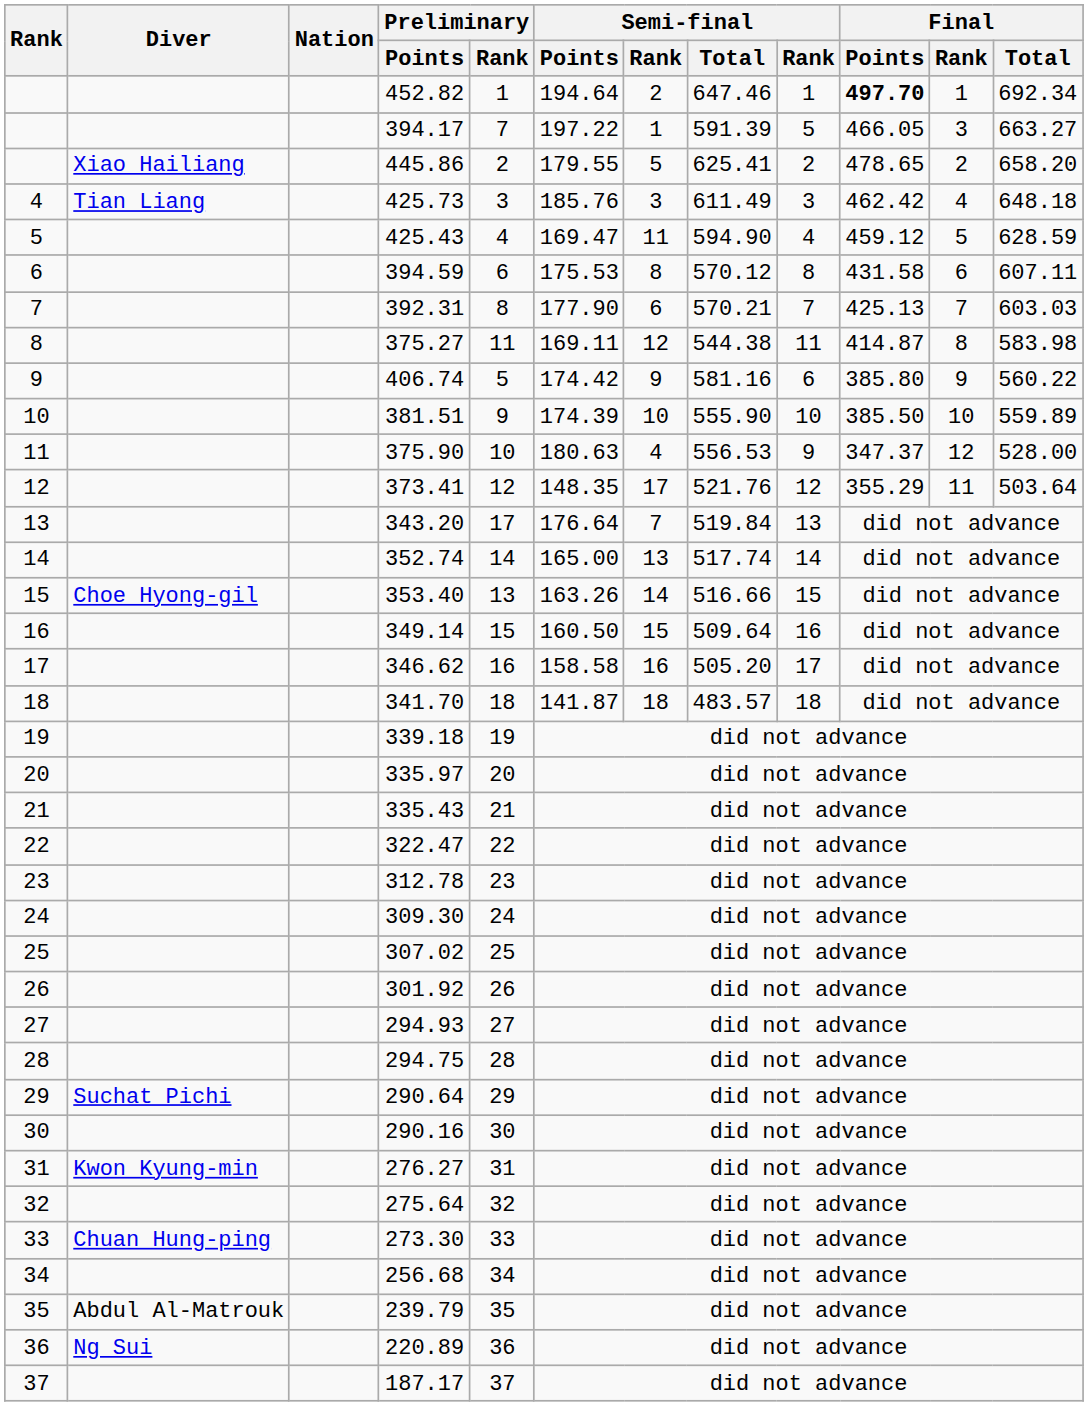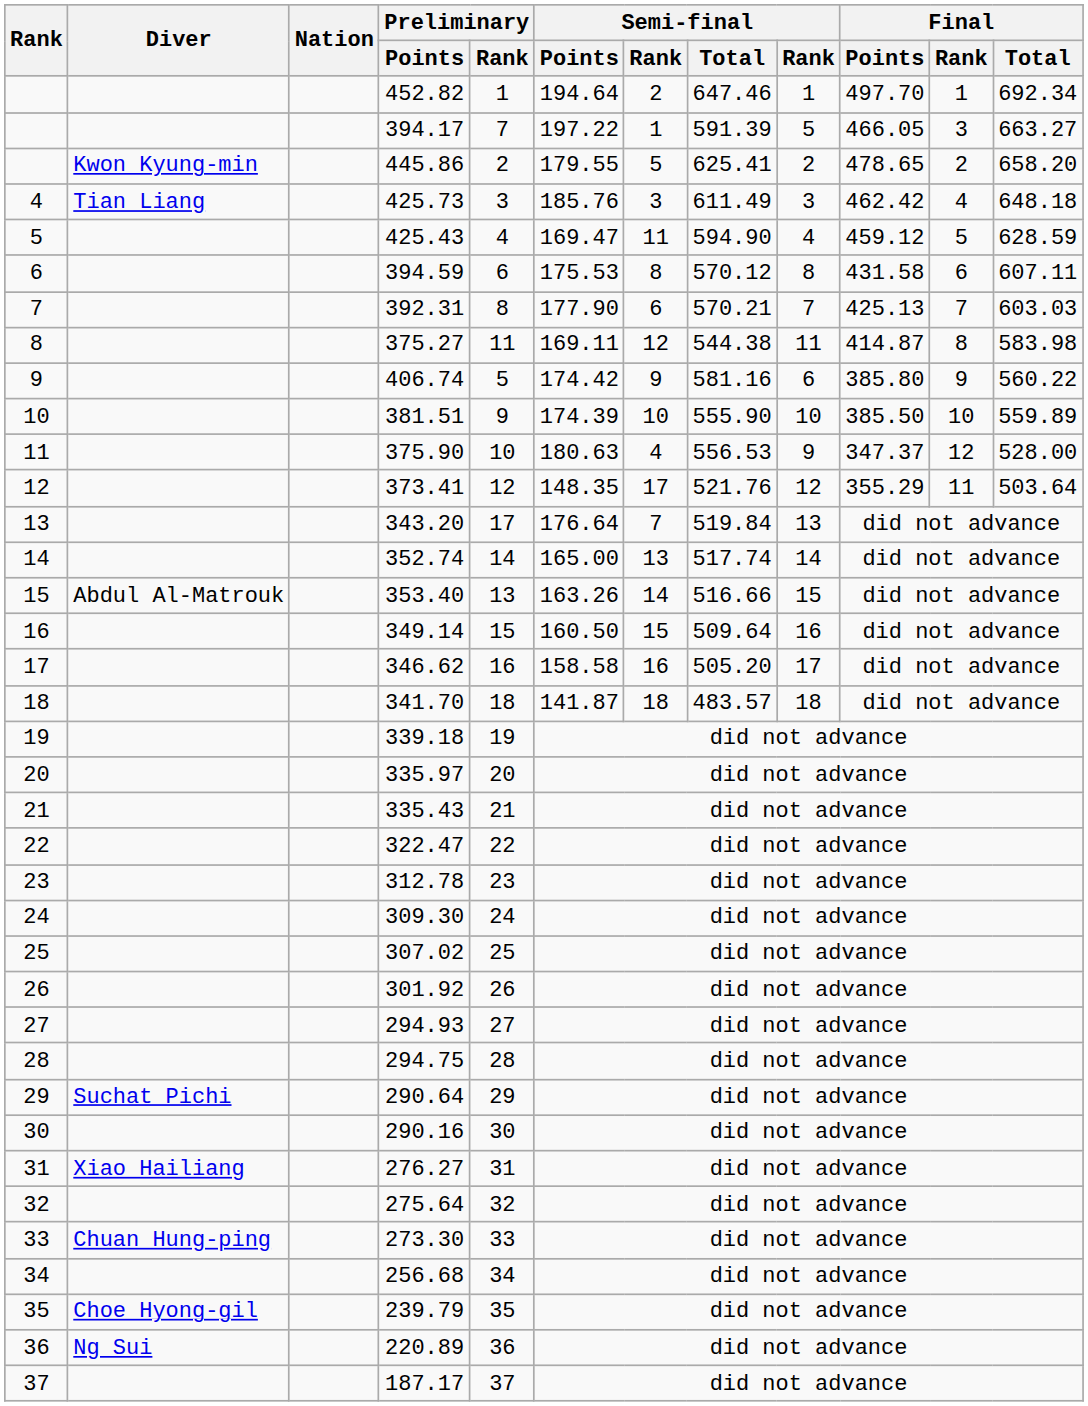(885, 94) bold -> (885, 94) normal
(159, 166) Xiao Hailiang -> (166, 166) Kwon Kyung-min
(166, 596) Choe Hyong-gil -> (179, 596) Abdul Al-Matrouk
(166, 1169) Kwon Kyung-min -> (159, 1169) Xiao Hailiang
(179, 1312) Abdul Al-Matrouk -> (166, 1312) Choe Hyong-gil
